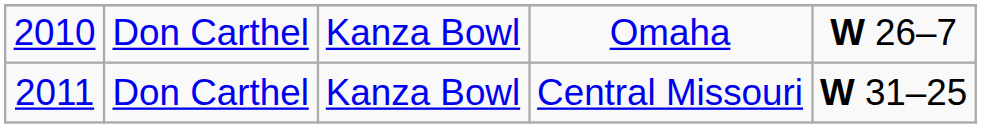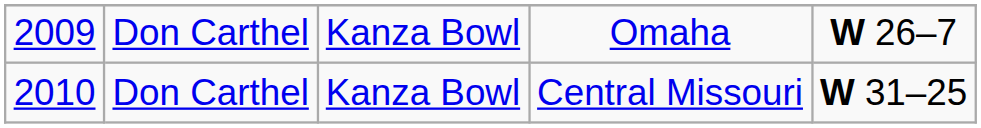(55, 33) 2010 -> (55, 33) 2009
(55, 92) 2011 -> (55, 92) 2010
